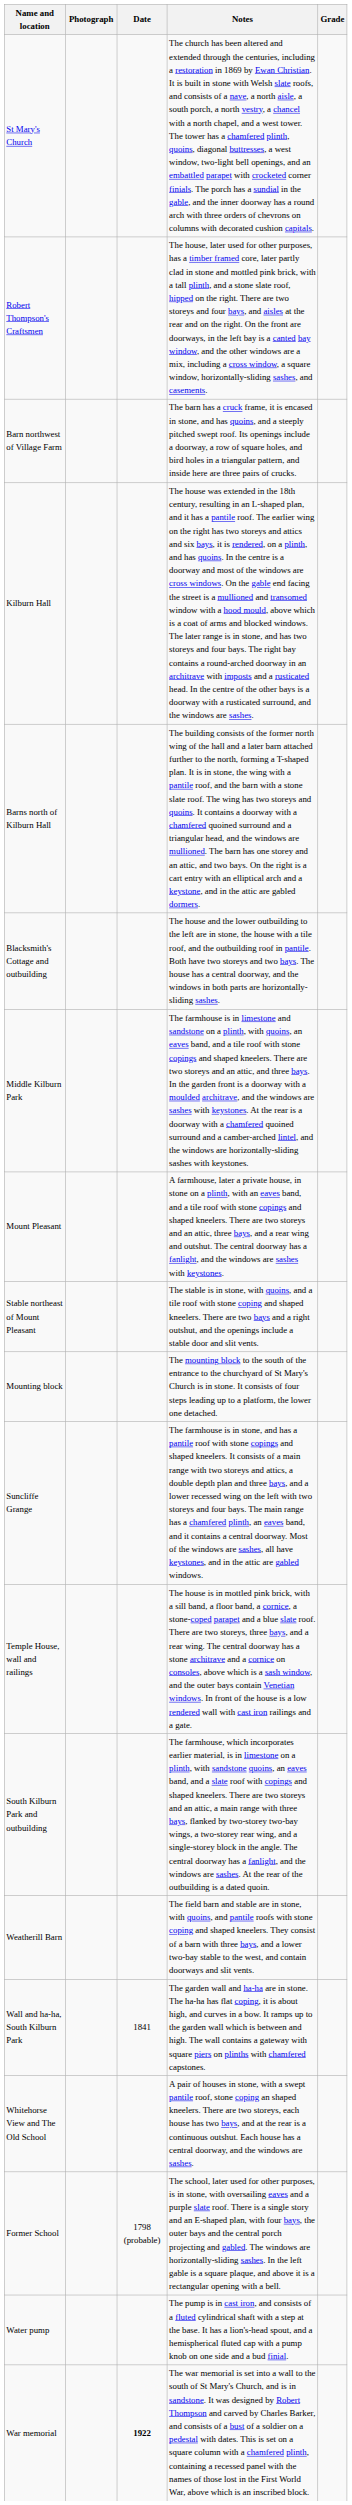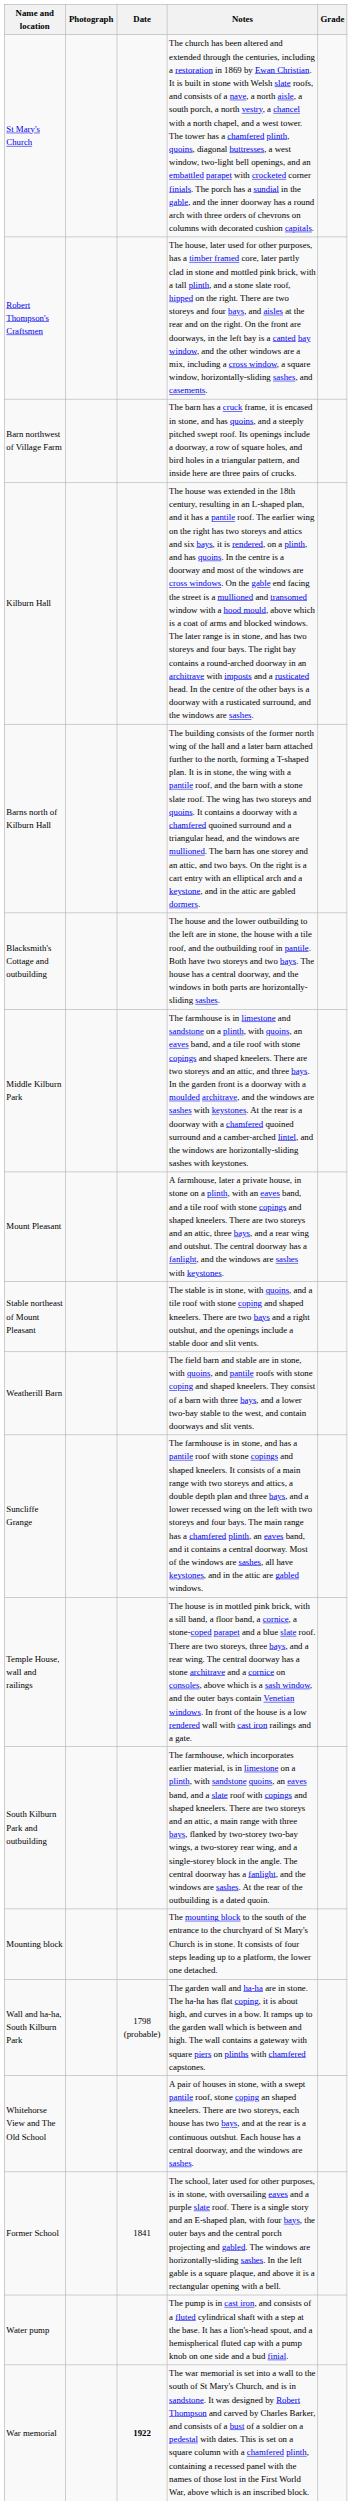rows swapped: (35, 1386) <-> (34, 1937)
(142, 2027) 1841 -> (142, 2027) 1798 (probable)
(142, 2233) 1798 (probable) -> (142, 2233) 1841
